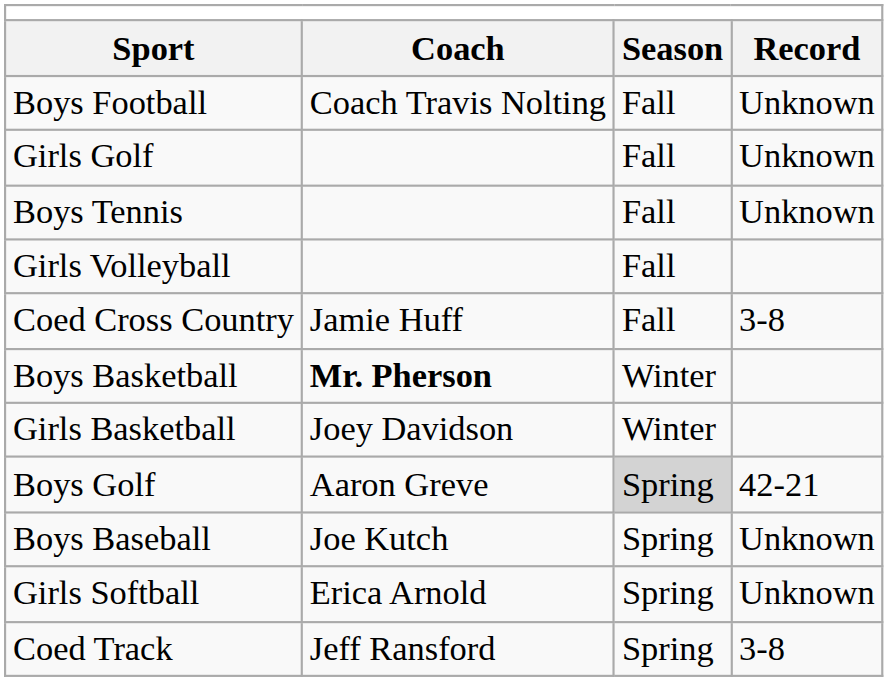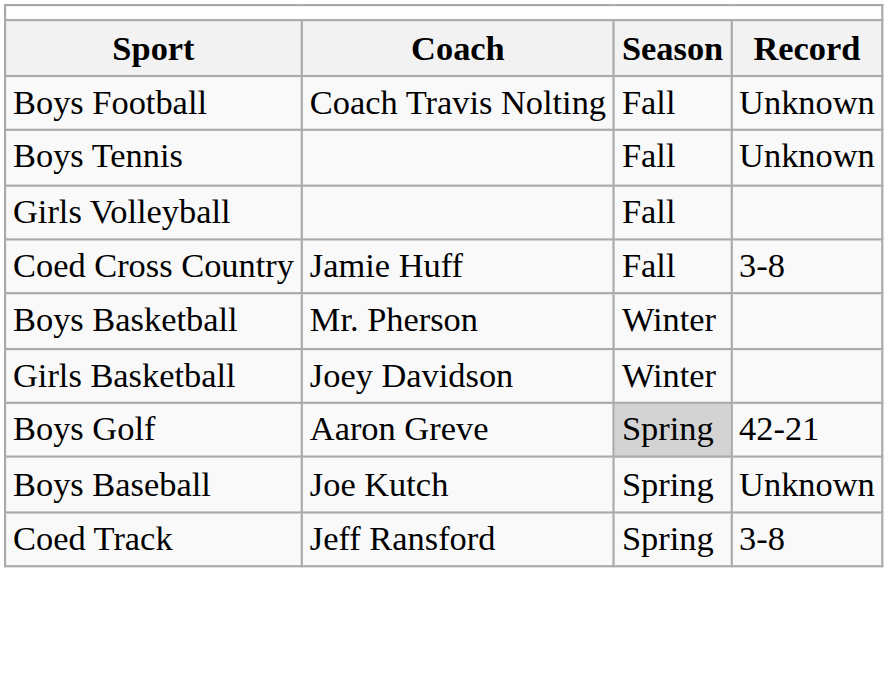- row: (83, 156)
(401, 374) bold -> (394, 320) normal
- row: (106, 593)
